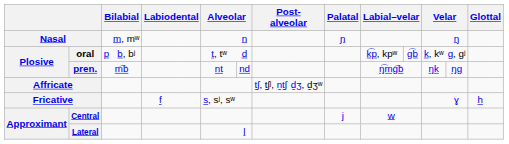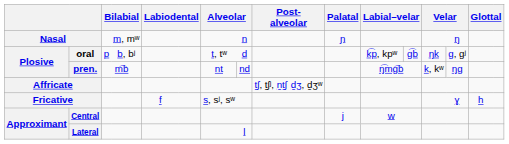(434, 54) k, kʷ -> (434, 54) ŋk
(434, 69) ŋk -> (434, 69) k, kʷ
